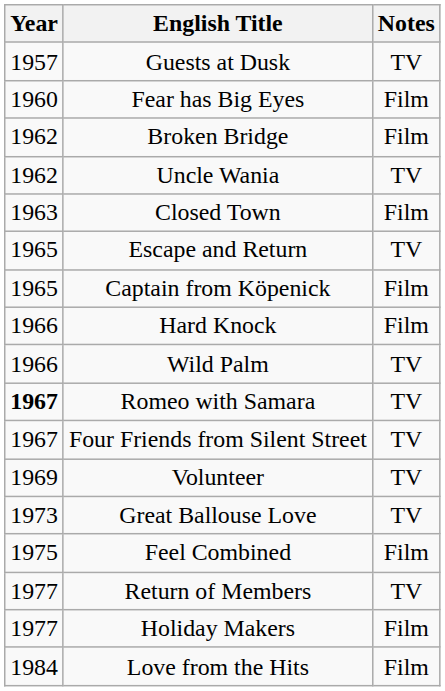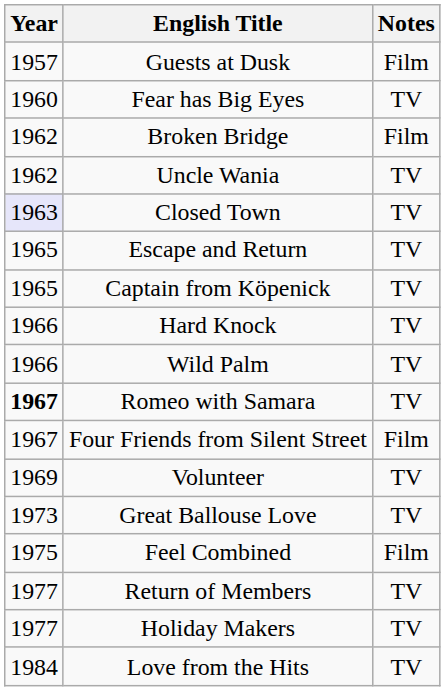(406, 61) TV -> (406, 61) Film
(406, 99) Film -> (406, 99) TV
(34, 212) no background -> (34, 212) lavender background
(406, 212) Film -> (406, 212) TV
(406, 288) Film -> (406, 288) TV
(406, 325) Film -> (406, 325) TV
(406, 439) TV -> (406, 439) Film
(406, 628) Film -> (406, 628) TV
(406, 666) Film -> (406, 666) TV
